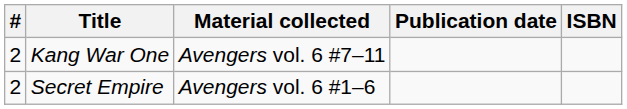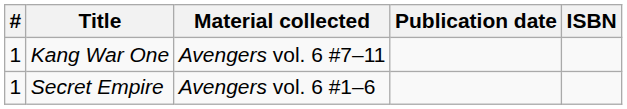(15, 54) 2 -> (15, 54) 1
(15, 87) 2 -> (15, 87) 1
